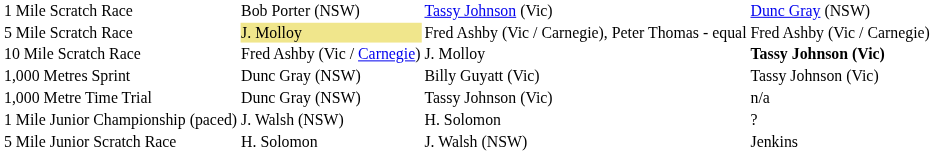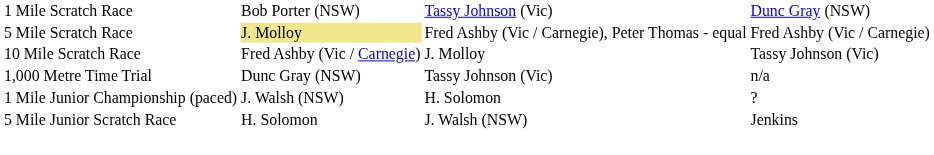(818, 54) bold -> (815, 54) normal
- row: (67, 76)
